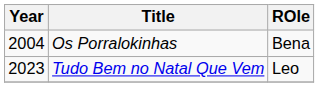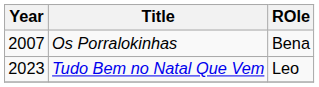(26, 43) 2004 -> (26, 43) 2007
